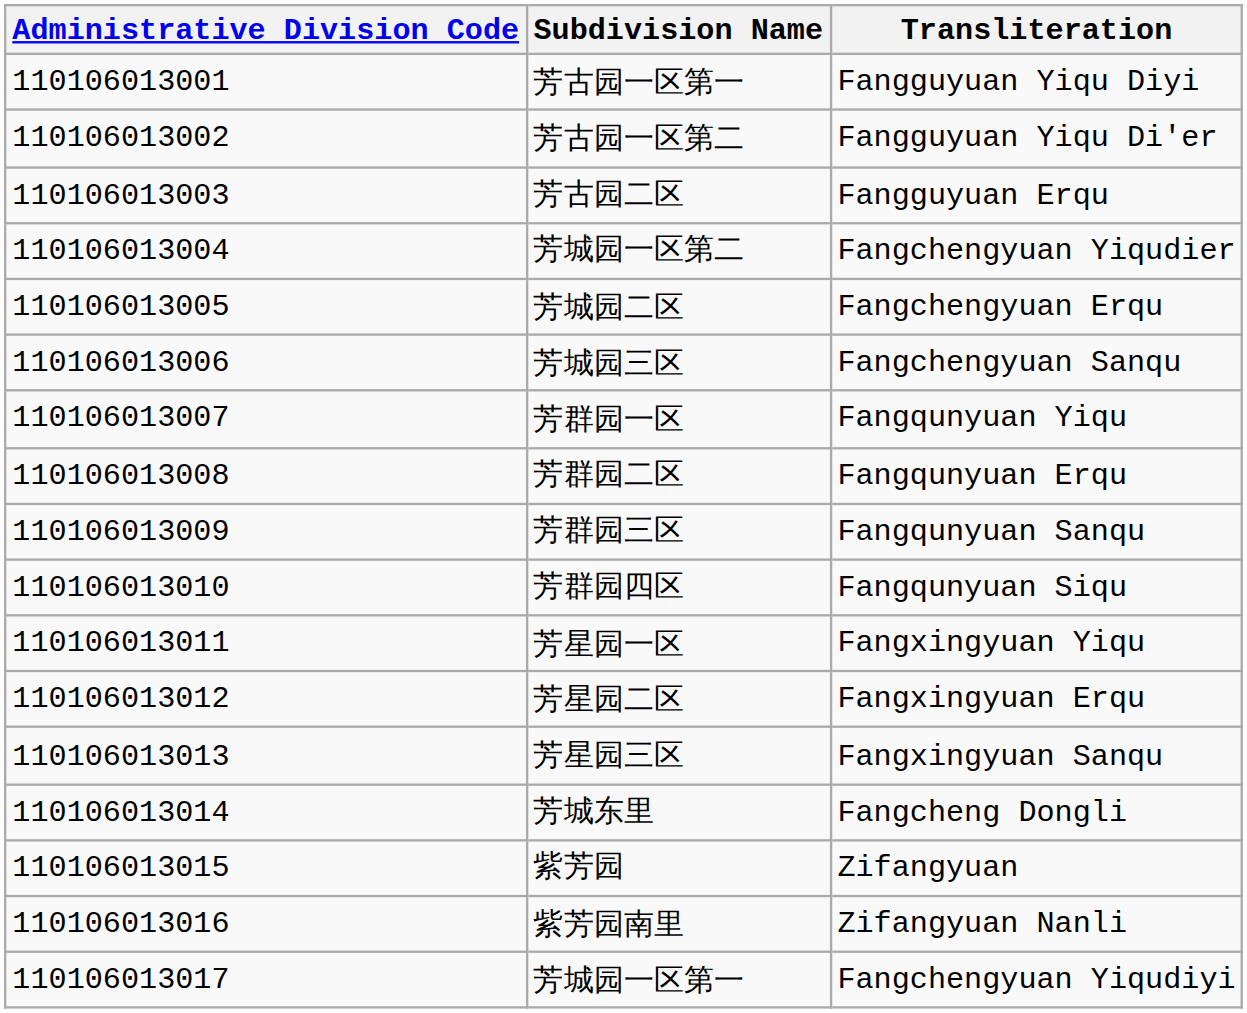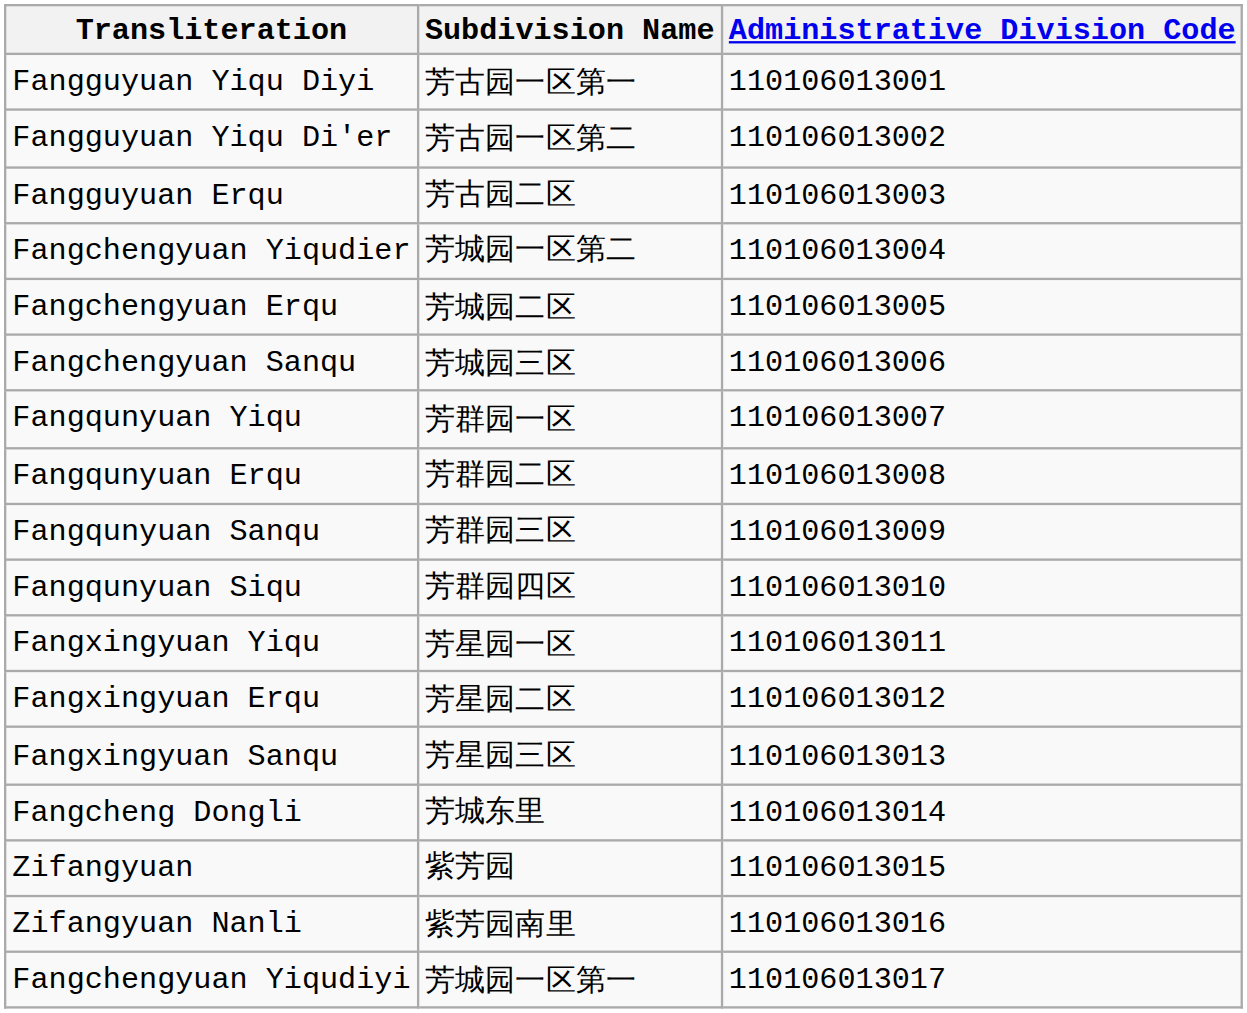columns swapped: (266, 30) <-> (1037, 30)
